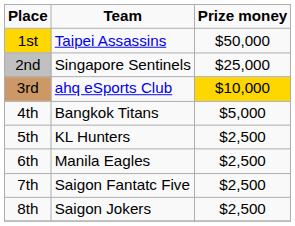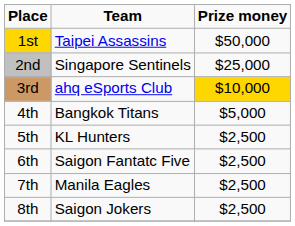(102, 161) Manila Eagles -> (122, 161) Saigon Fantatc Five
(122, 185) Saigon Fantatc Five -> (102, 185) Manila Eagles
